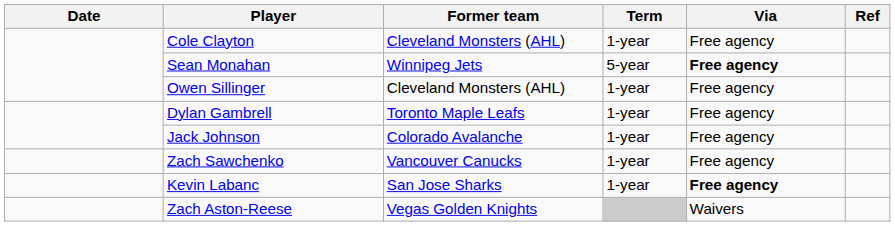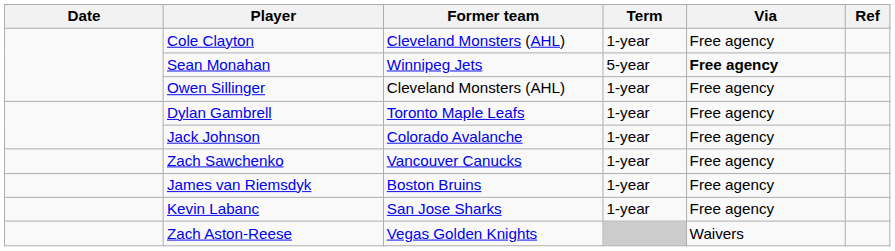+ row: (239, 185)
(734, 185) bold -> (732, 209) normal
